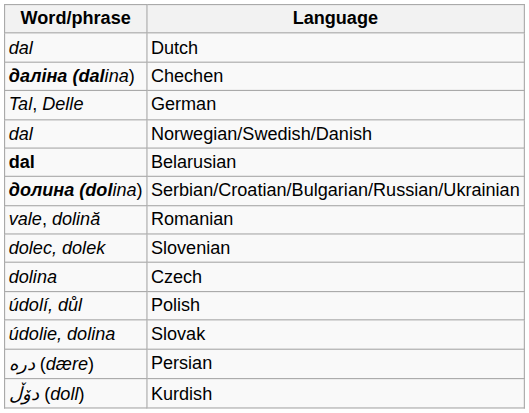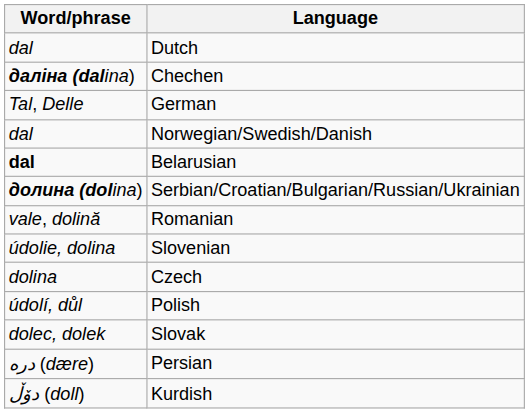(57, 248) dolec, dolek -> (62, 248) údolie, dolina
(62, 334) údolie, dolina -> (57, 334) dolec, dolek
